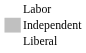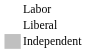rows swapped: (40, 41) <-> (52, 25)
